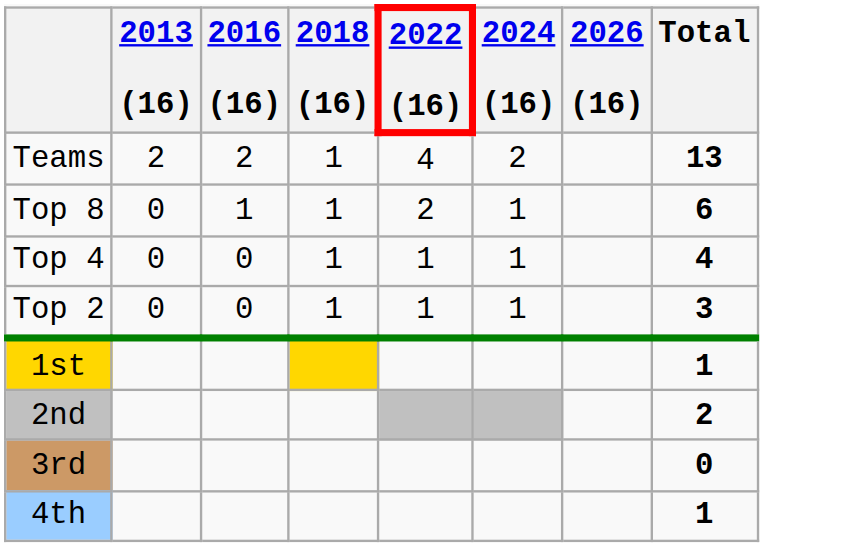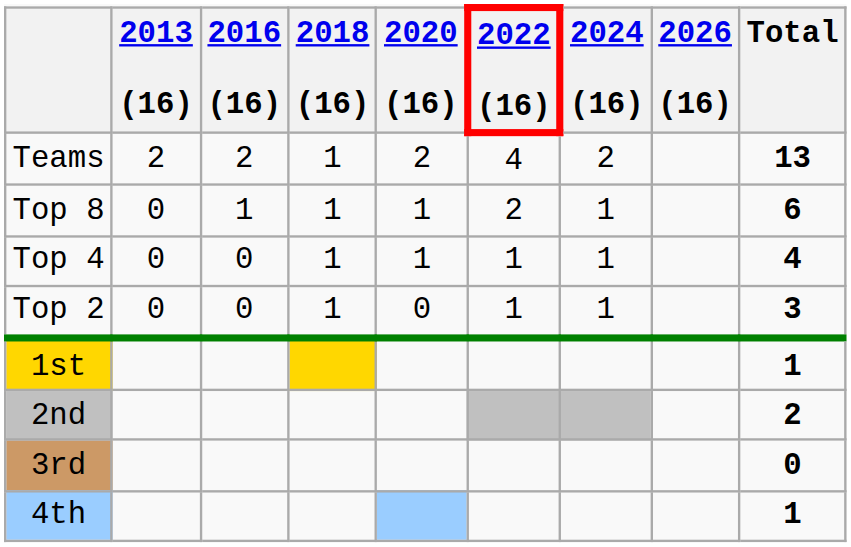+ column: (421, 68)
